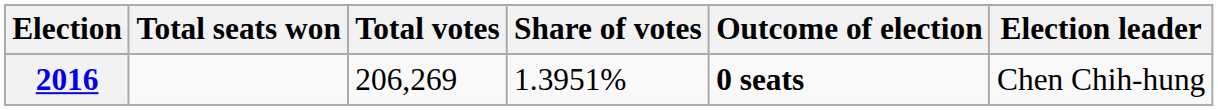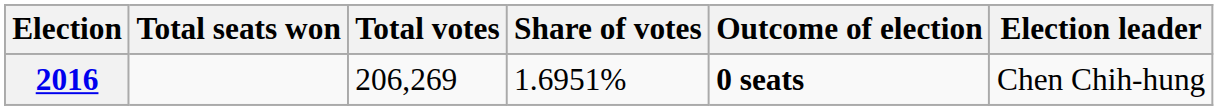(570, 79) 1.3951% -> (570, 79) 1.6951%
